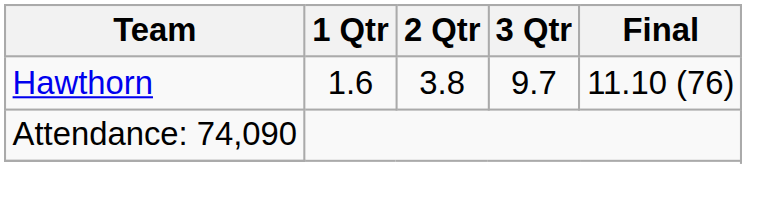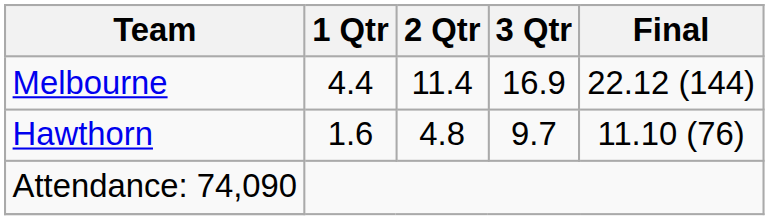+ row: (90, 82)
(442, 82) 3.8 -> (442, 134) 4.8
